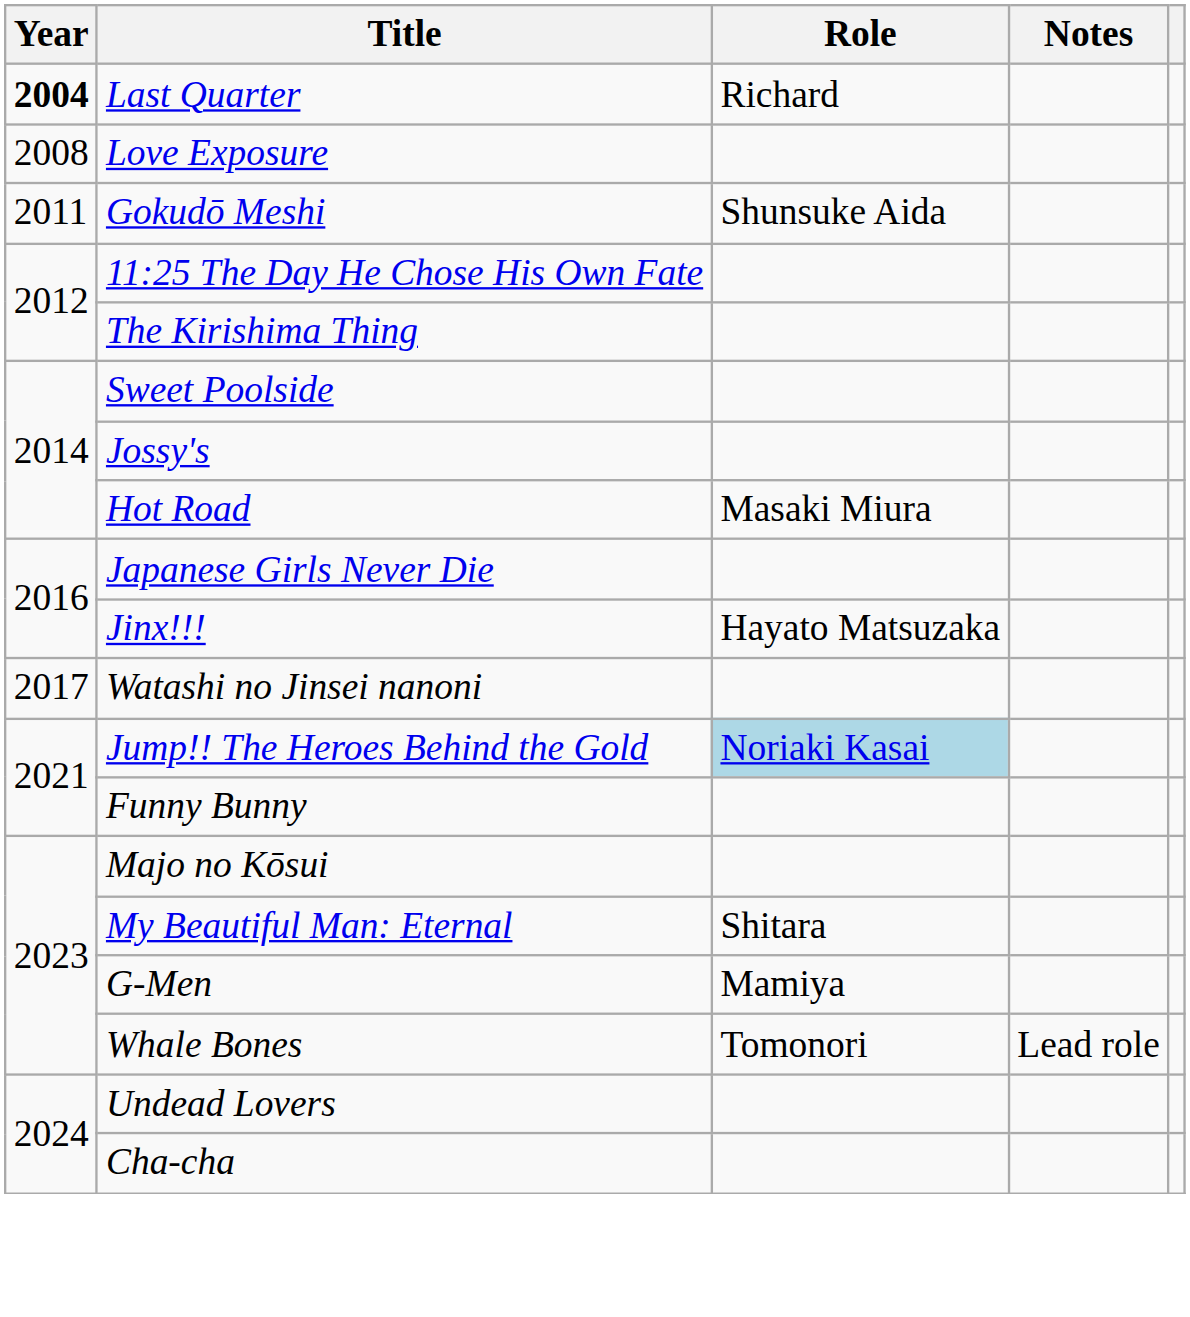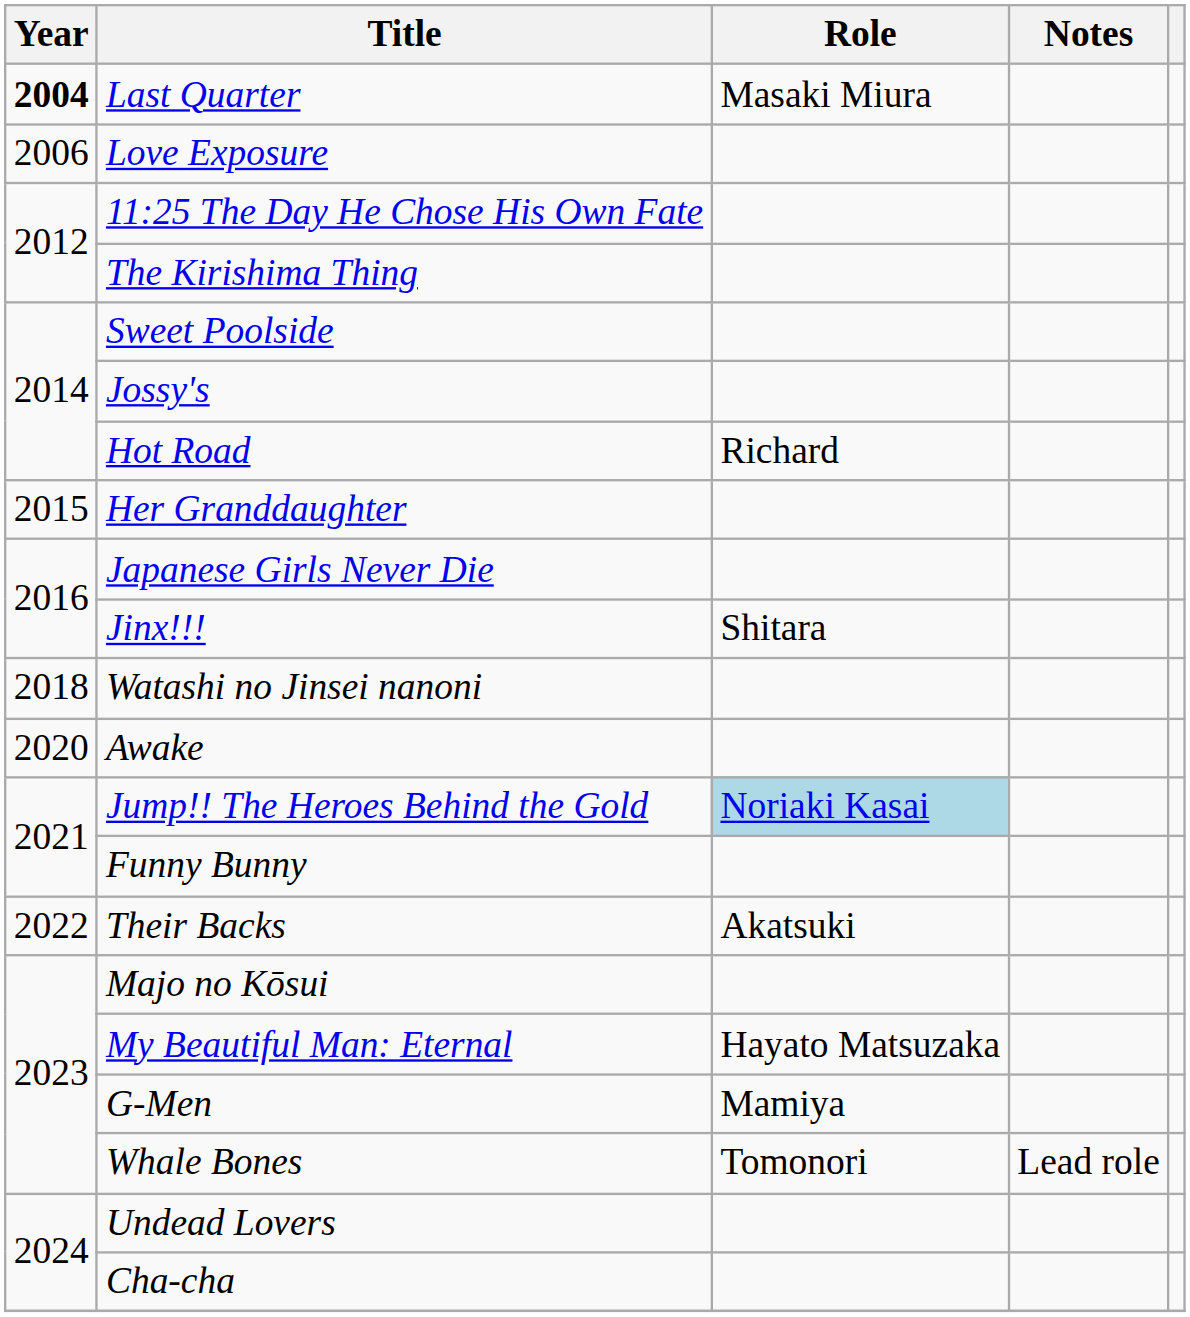(780, 93) Richard -> (826, 93) Masaki Miura
(51, 152) 2008 -> (51, 152) 2006
- row: (216, 212)
(826, 509) Masaki Miura -> (780, 449) Richard
+ row: (256, 509)
(860, 627) Hayato Matsuzaka -> (773, 627) Shitara
(51, 687) 2017 -> (51, 687) 2018
+ row: (155, 746)
+ row: (196, 924)
(773, 924) Shitara -> (860, 1043) Hayato Matsuzaka
